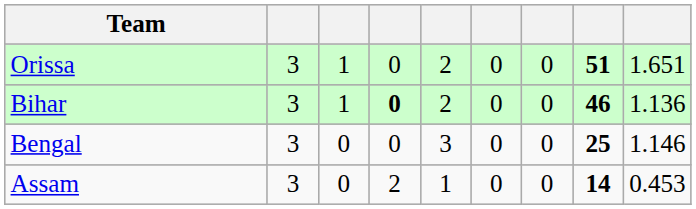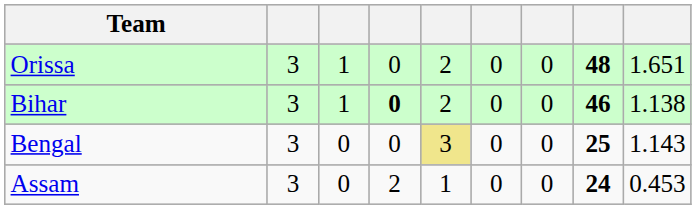(598, 64) 51 -> (598, 64) 48
(657, 104) 1.136 -> (657, 104) 1.138
(445, 143) no background -> (445, 143) khaki background
(657, 143) 1.146 -> (657, 143) 1.143
(598, 183) 14 -> (598, 183) 24
